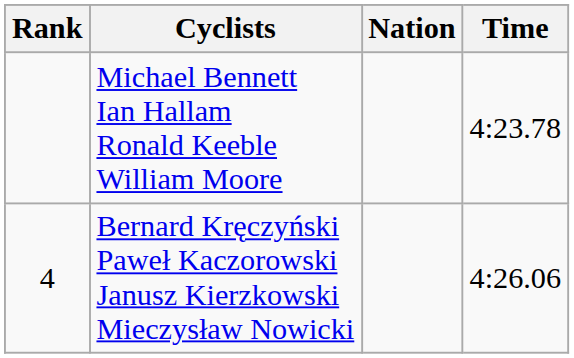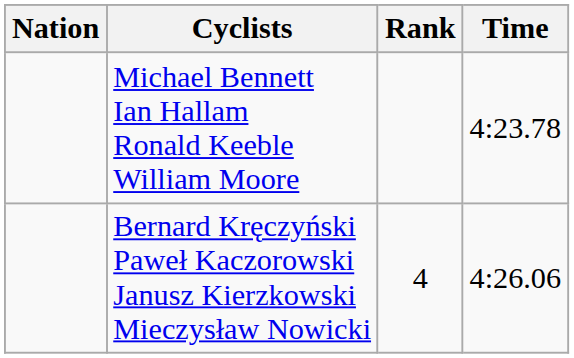columns swapped: (47, 28) <-> (412, 28)
